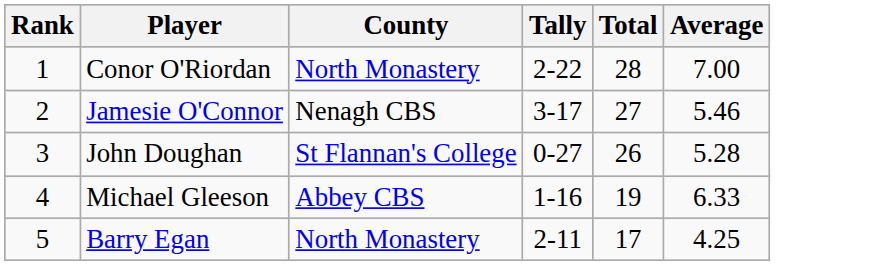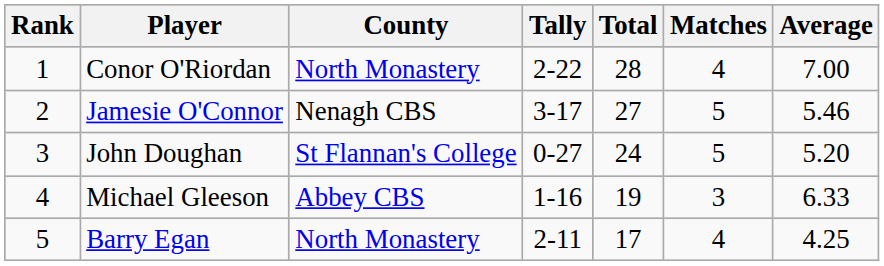+ column: (718, 25)
(628, 153) 26 -> (628, 153) 24
(717, 153) 5.28 -> (826, 153) 5.20
